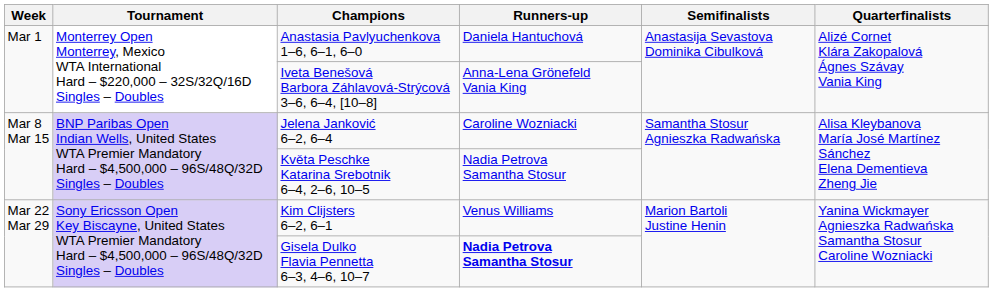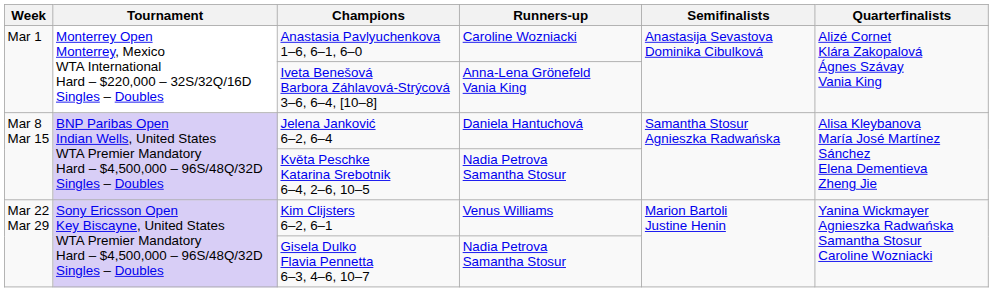(523, 36) Daniela Hantuchová -> (520, 36) Caroline Wozniacki
(520, 124) Caroline Wozniacki -> (523, 124) Daniela Hantuchová
(518, 254) bold -> (514, 254) normal
